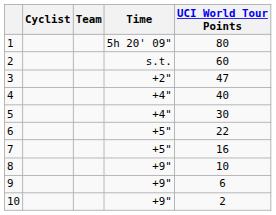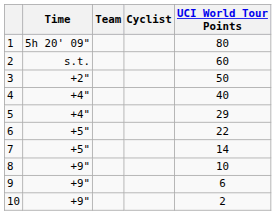columns swapped: (48, 19) <-> (139, 19)
(222, 78) 47 -> (222, 78) 50
(222, 114) 30 -> (222, 114) 29
(222, 149) 16 -> (222, 149) 14
